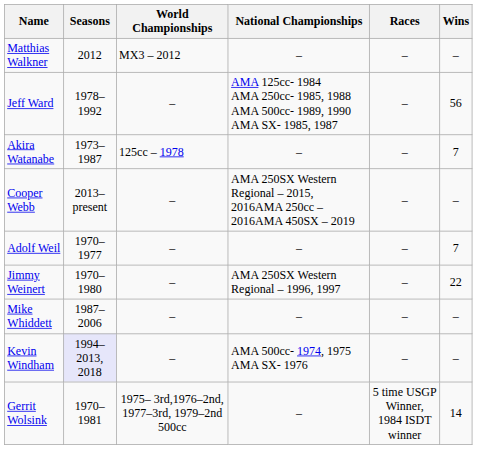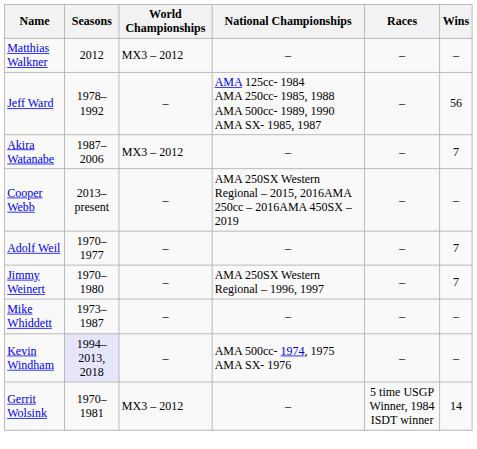(90, 152) 1973–1987 -> (92, 152) 1987–2006
(151, 152) 125cc – 1978 -> (153, 152) MX3 – 2012
(456, 282) 22 -> (456, 282) 7
(90, 316) 1987–2006 -> (92, 316) 1973–1987
(172, 413) 1975– 3rd,1976–2nd, 1977–3rd, 1979–2nd 500cc -> (153, 406) MX3 – 2012
